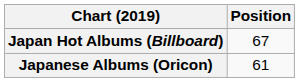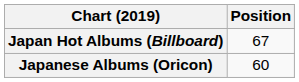(261, 65) 61 -> (261, 65) 60
